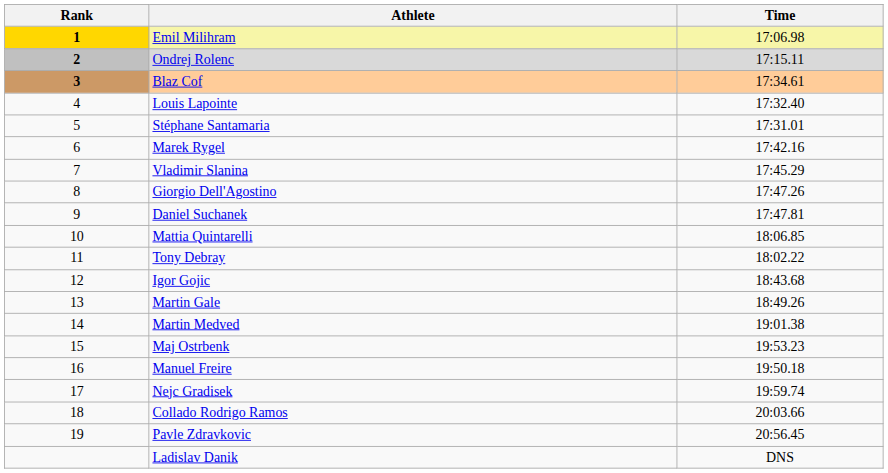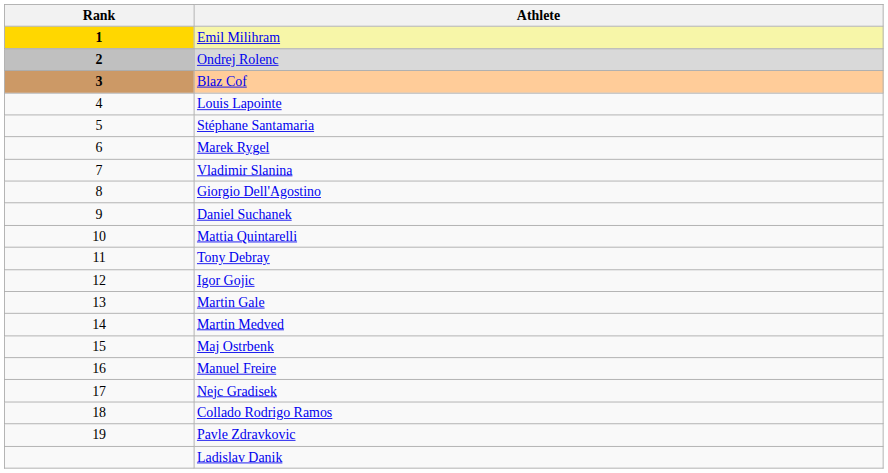- column: (780, 15)
